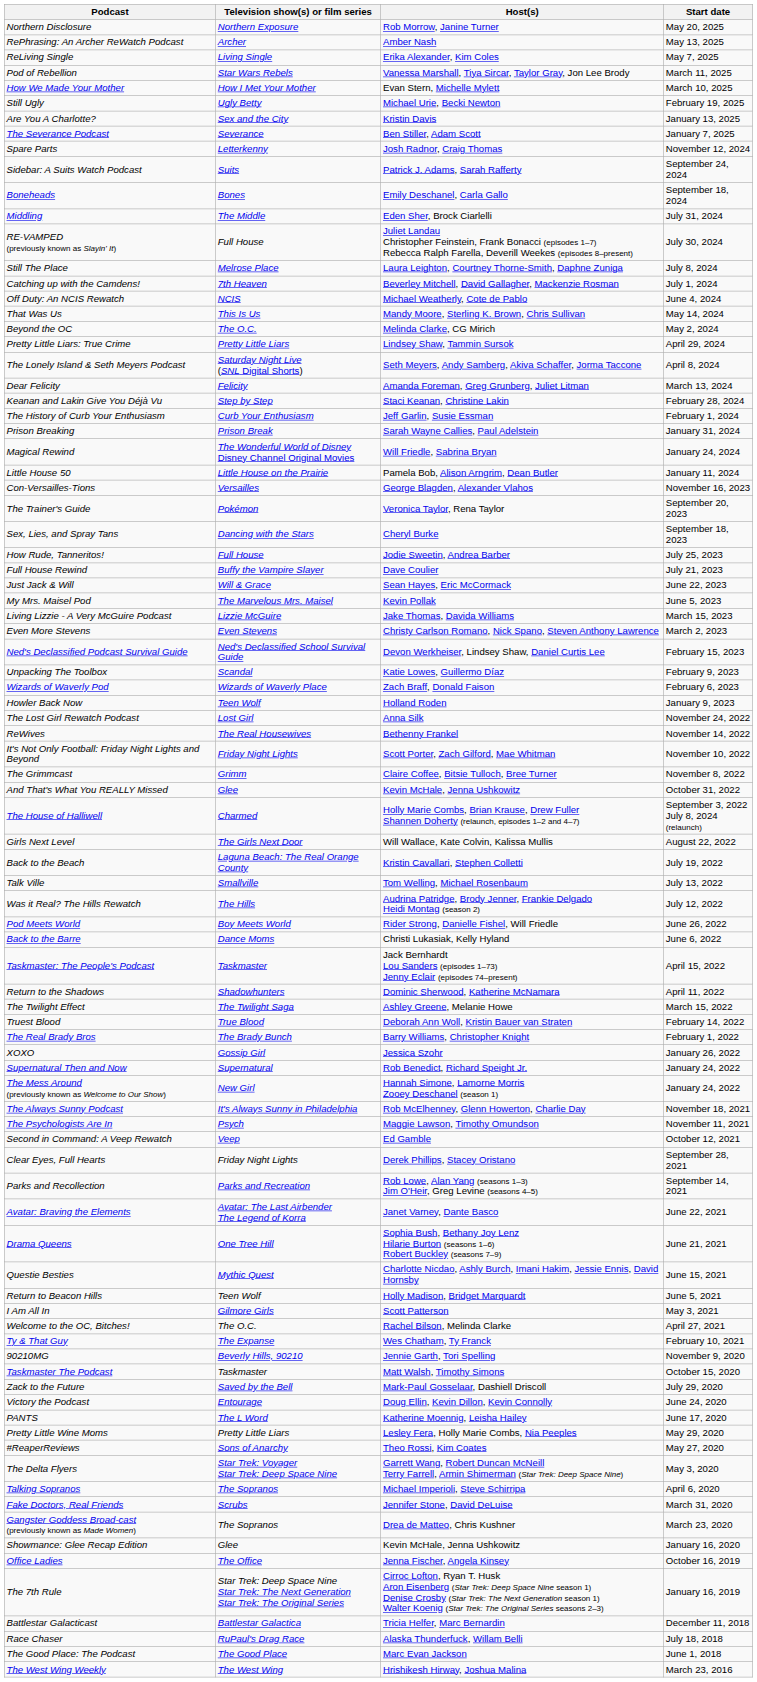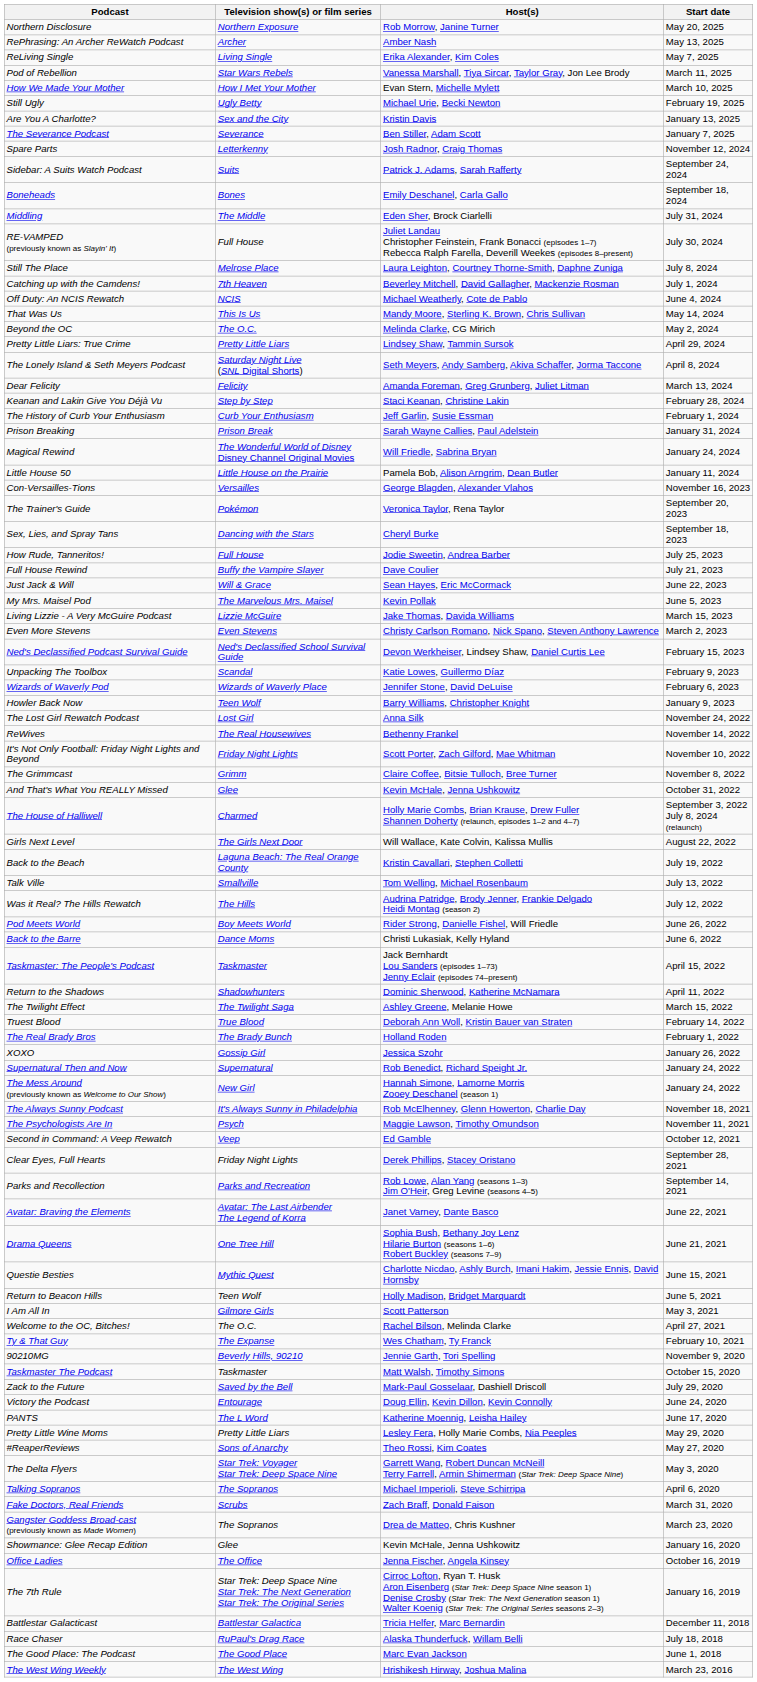(439, 687) Zach Braff, Donald Faison -> (448, 687) Jennifer Stone, David DeLuise
(415, 703) Holland Roden -> (456, 703) Barry Williams, Christopher Knight
(456, 1037) Barry Williams, Christopher Knight -> (415, 1037) Holland Roden
(448, 1504) Jennifer Stone, David DeLuise -> (439, 1504) Zach Braff, Donald Faison
